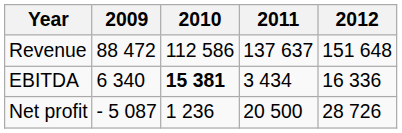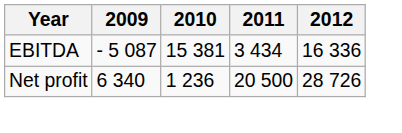- row: (48, 50)
(121, 81) 6 340 -> (127, 50) - 5 087
(195, 81) bold -> (195, 50) normal
(127, 111) - 5 087 -> (121, 81) 6 340
